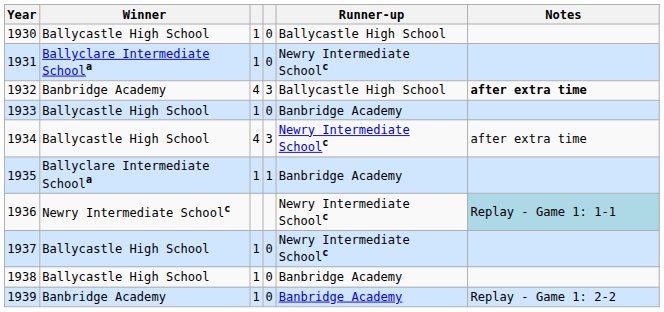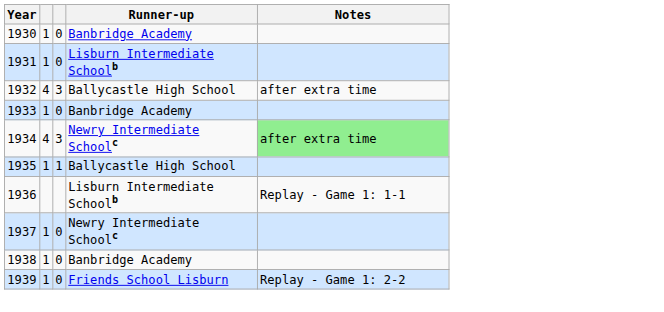- column: (145, 14)
(362, 34) Ballycastle High School -> (130, 34) Banbridge Academy
(344, 62) Newry Intermediate Schoolc -> (141, 62) Lisburn Intermediate Schoolb
(529, 90) bold -> (318, 90) normal
(529, 138) no background -> (318, 138) lightgreen background
(341, 175) Banbridge Academy -> (152, 167) Ballycastle High School
(344, 212) Newry Intermediate Schoolc -> (141, 195) Lisburn Intermediate Schoolb
(543, 212) lightblue background -> (333, 195) no background
(341, 297) Banbridge Academy -> (148, 280) Friends School Lisburn
